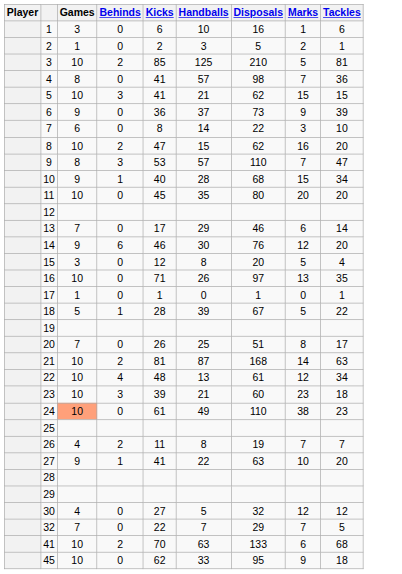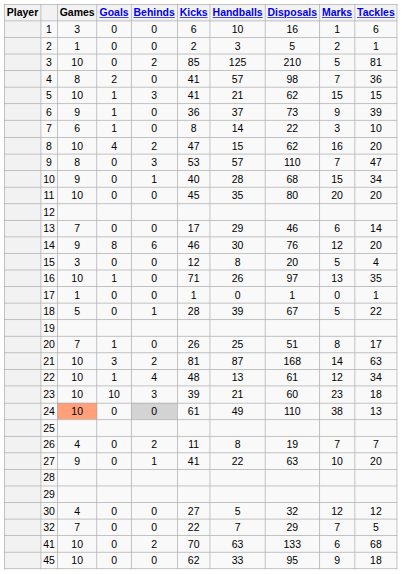+ column: (114, 13)
(120, 411) no background -> (154, 411) lightgrey background
(342, 411) 23 -> (376, 411) 13
